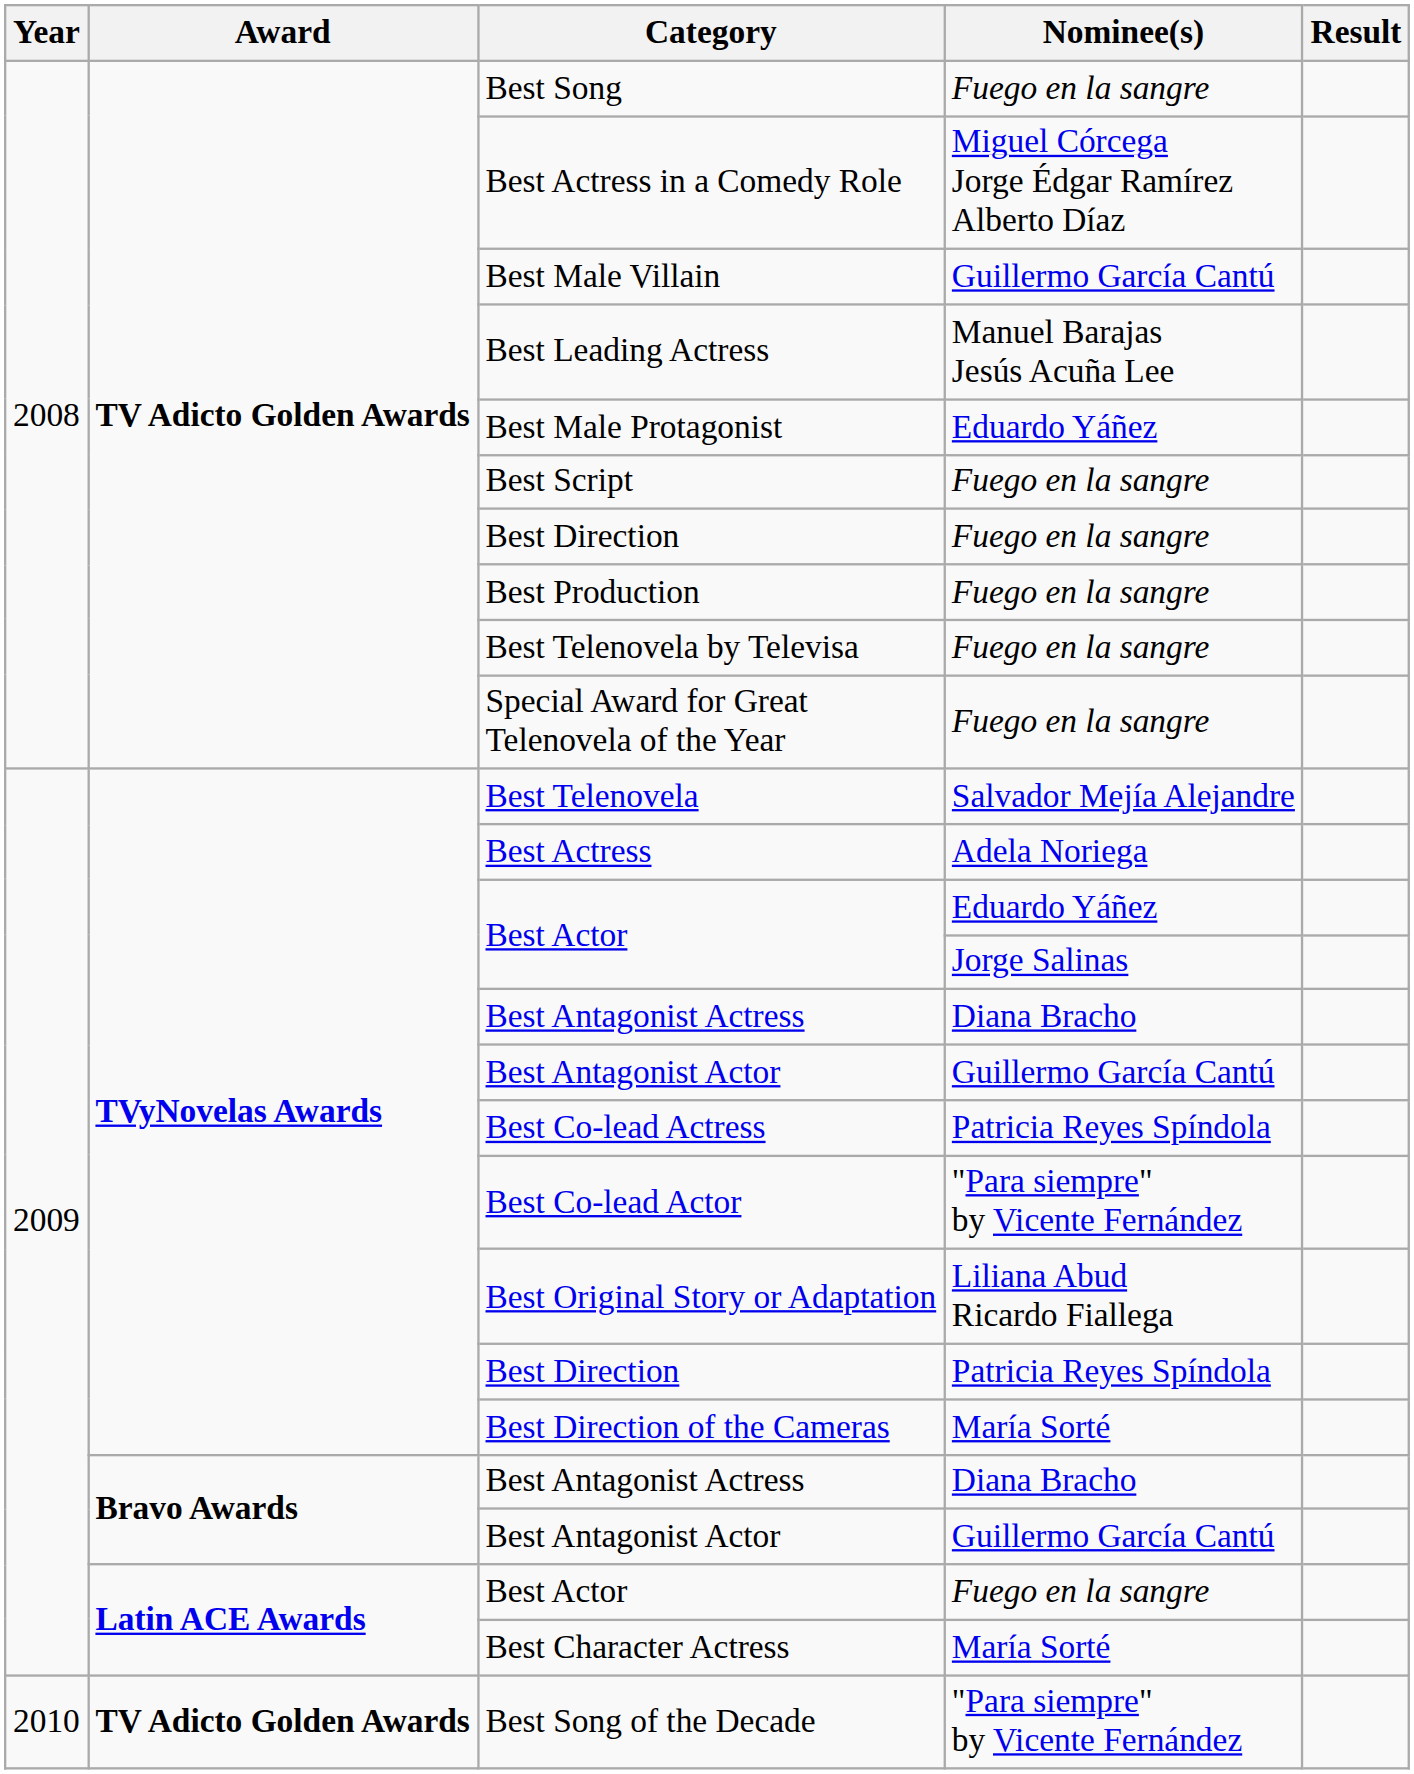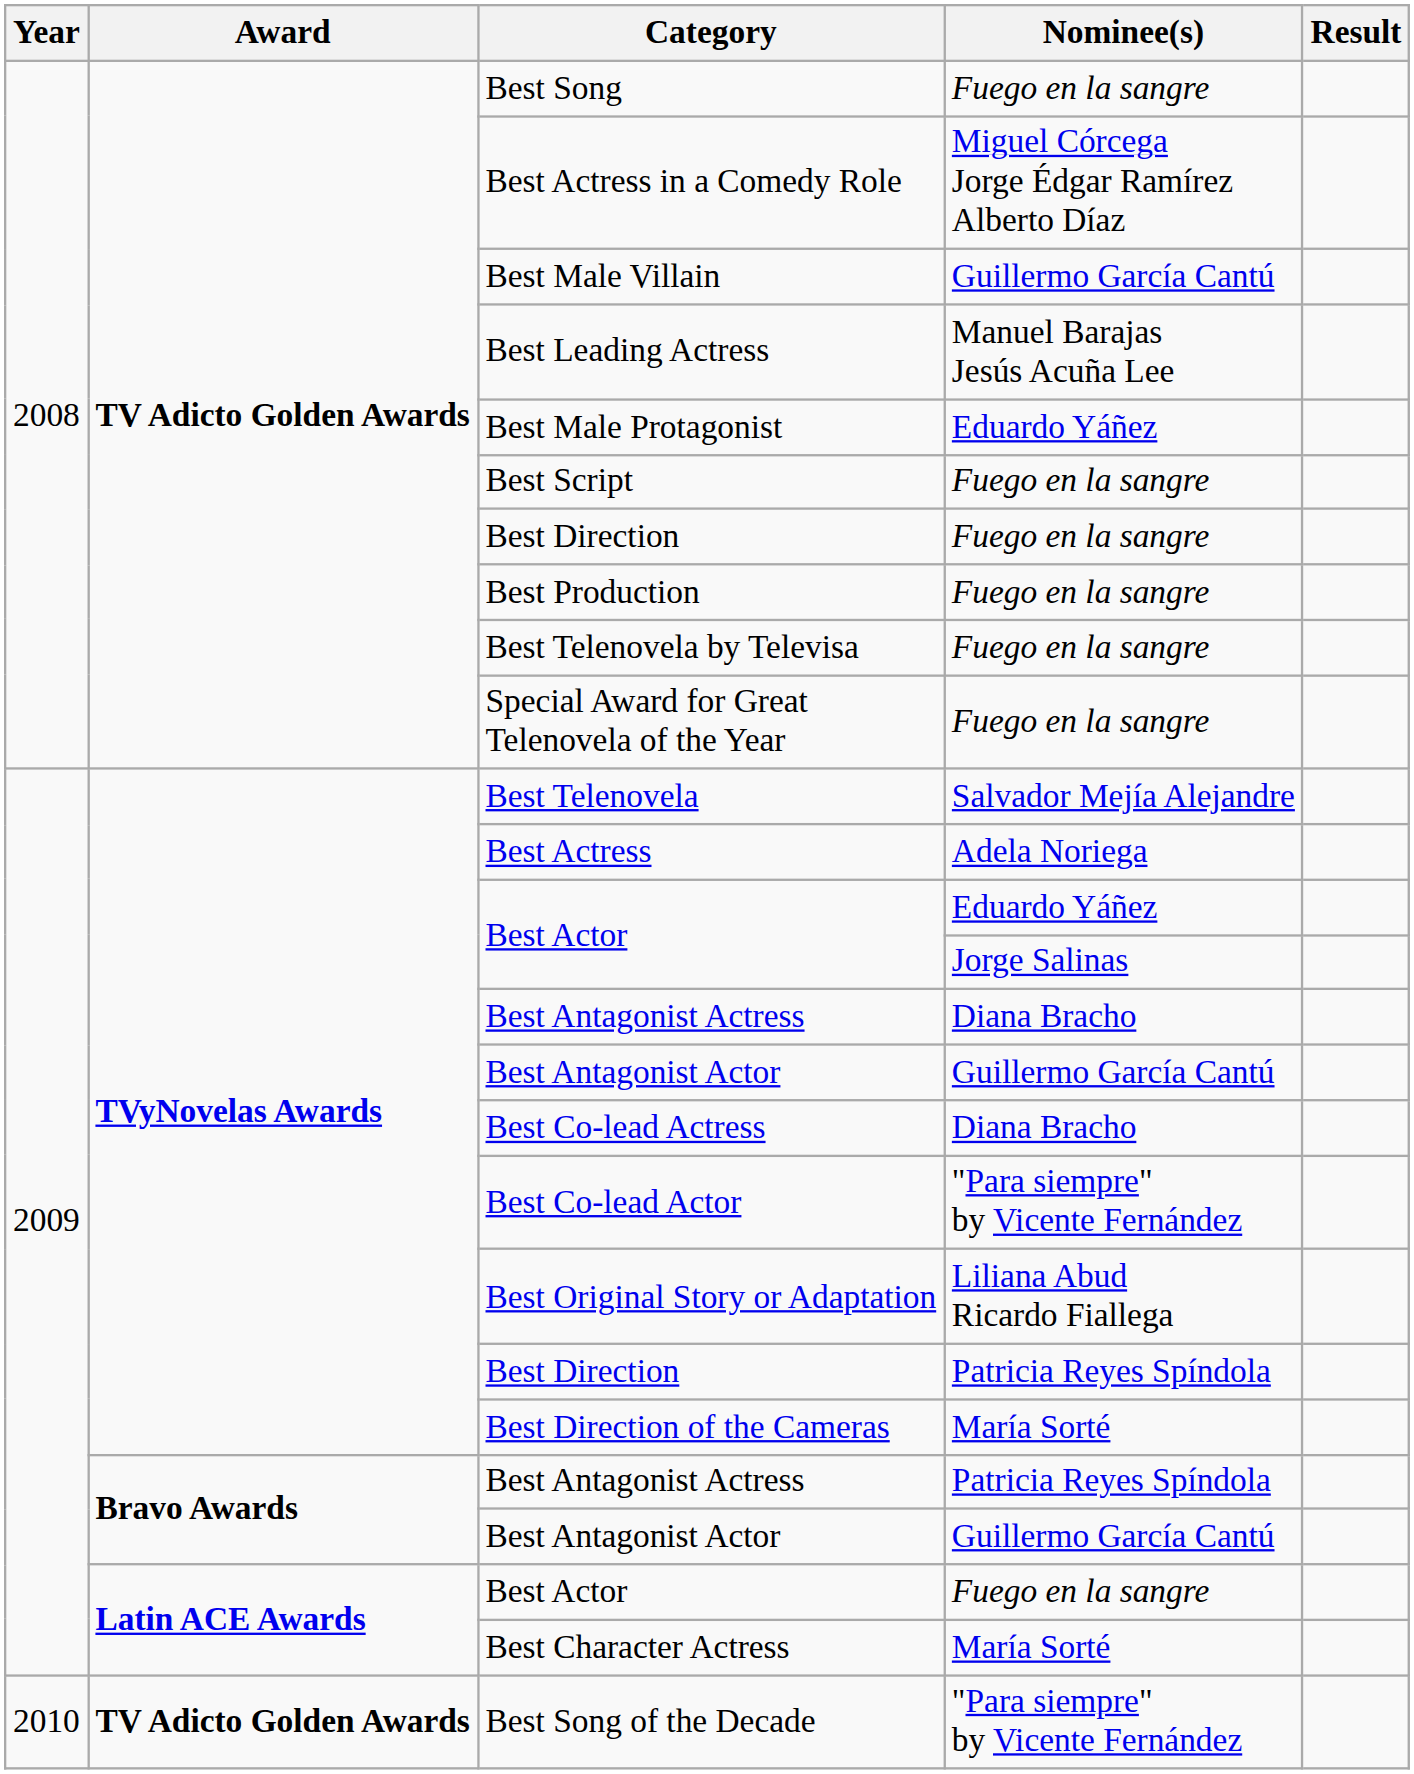(1111, 1126) Patricia Reyes Spíndola -> (1044, 1126) Diana Bracho
(1044, 1481) Diana Bracho -> (1111, 1481) Patricia Reyes Spíndola
